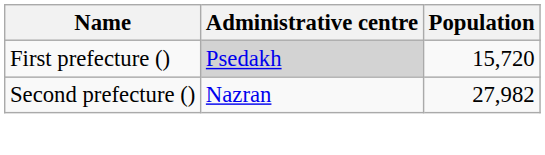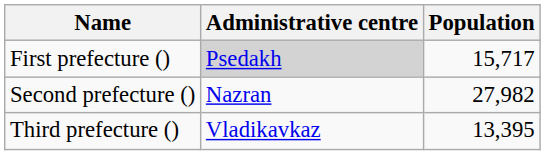(503, 58) 15,720 -> (503, 58) 15,717
+ row: (94, 130)
